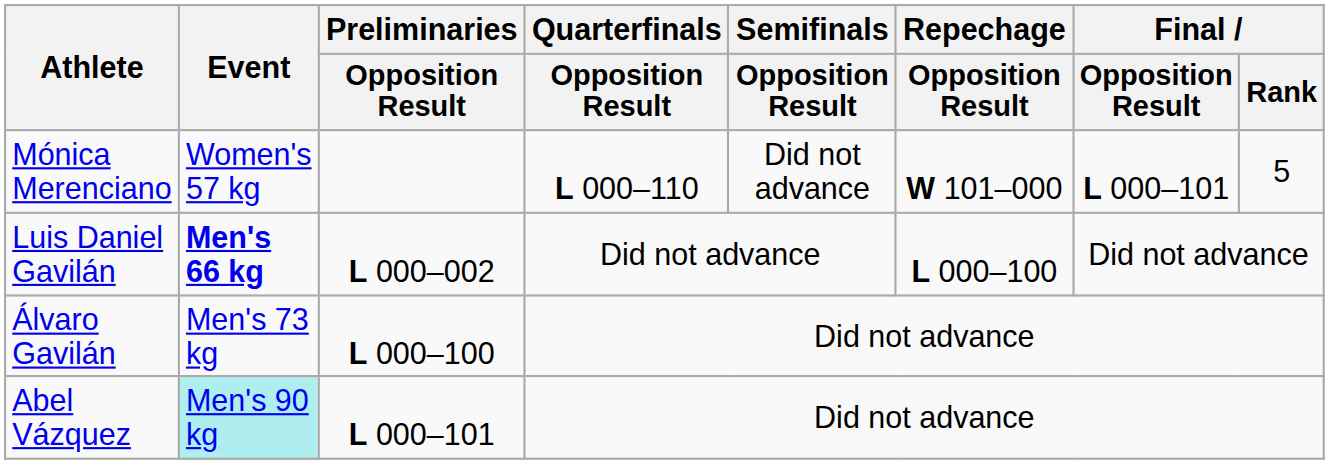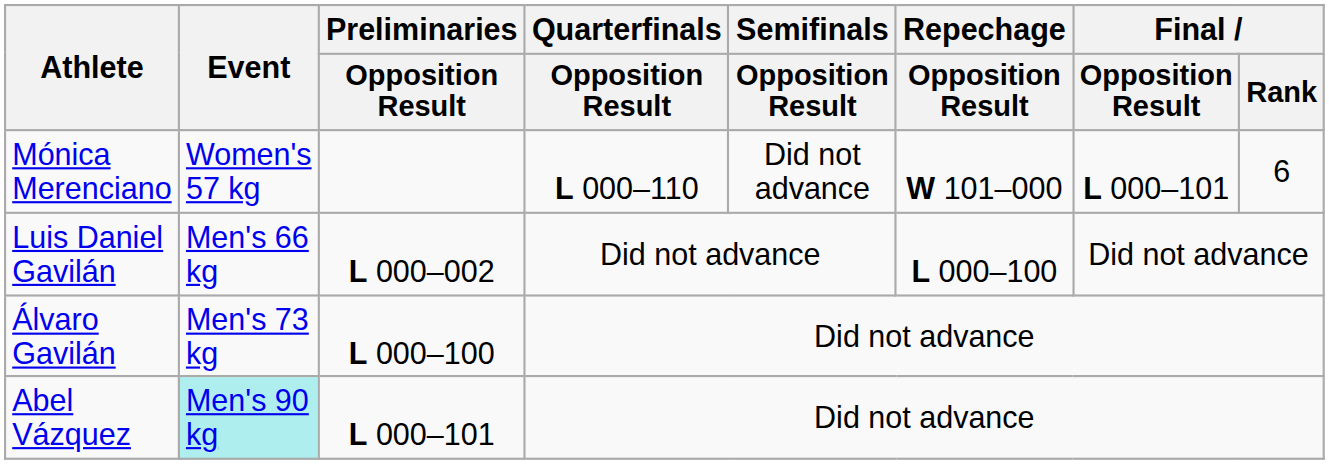(1282, 172) 5 -> (1282, 172) 6
(229, 254) bold -> (247, 254) normal
